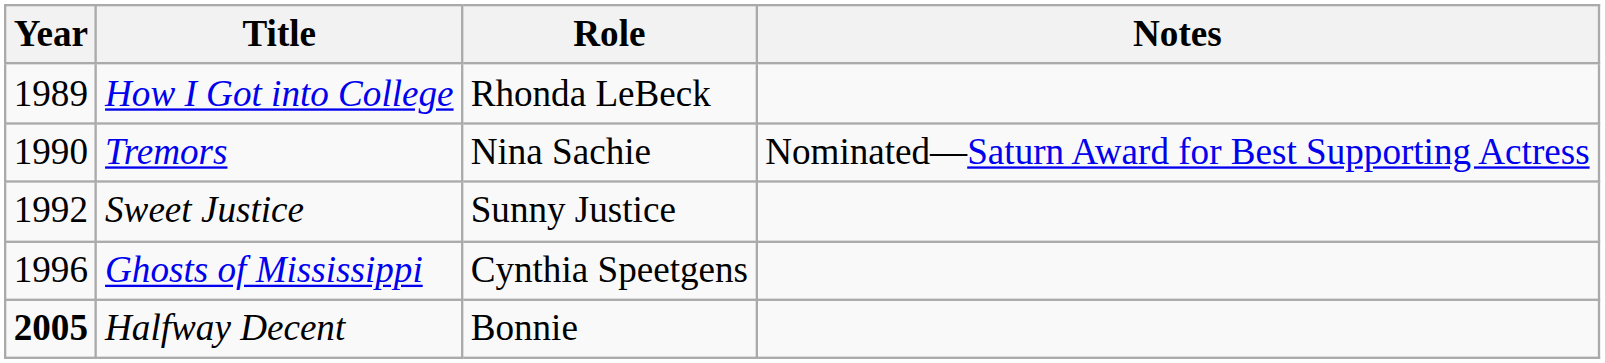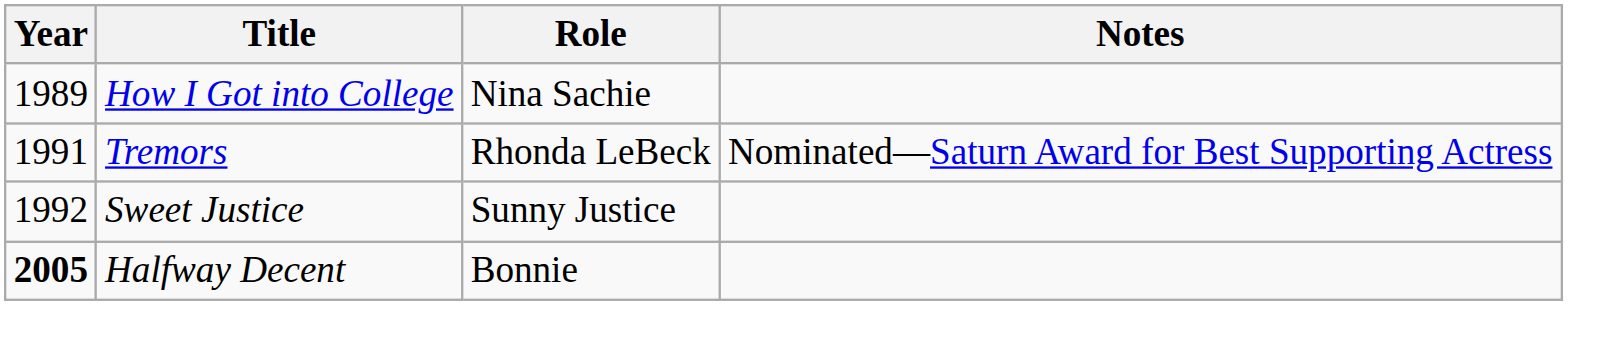(591, 92) Rhonda LeBeck -> (561, 92) Nina Sachie
(51, 151) 1990 -> (51, 151) 1991
(561, 151) Nina Sachie -> (591, 151) Rhonda LeBeck
- row: (264, 269)
